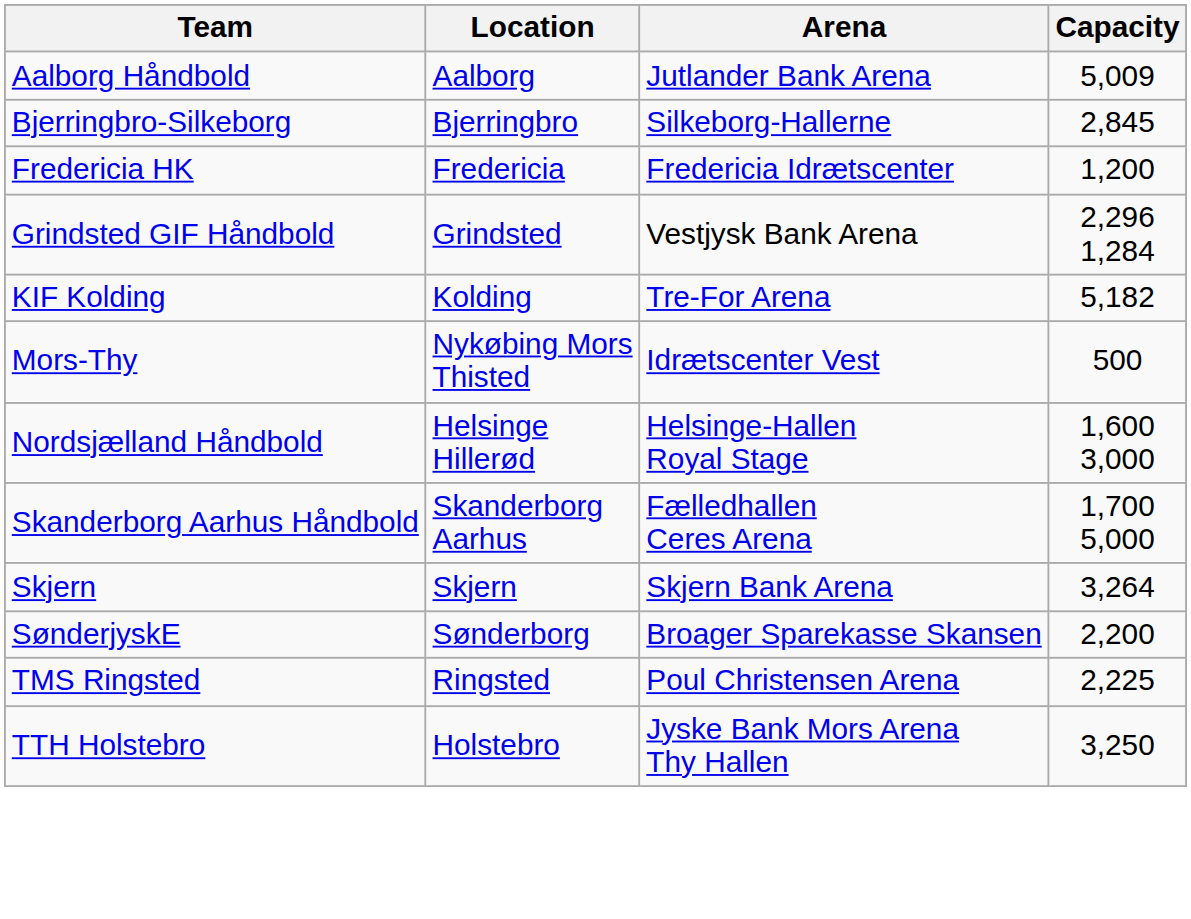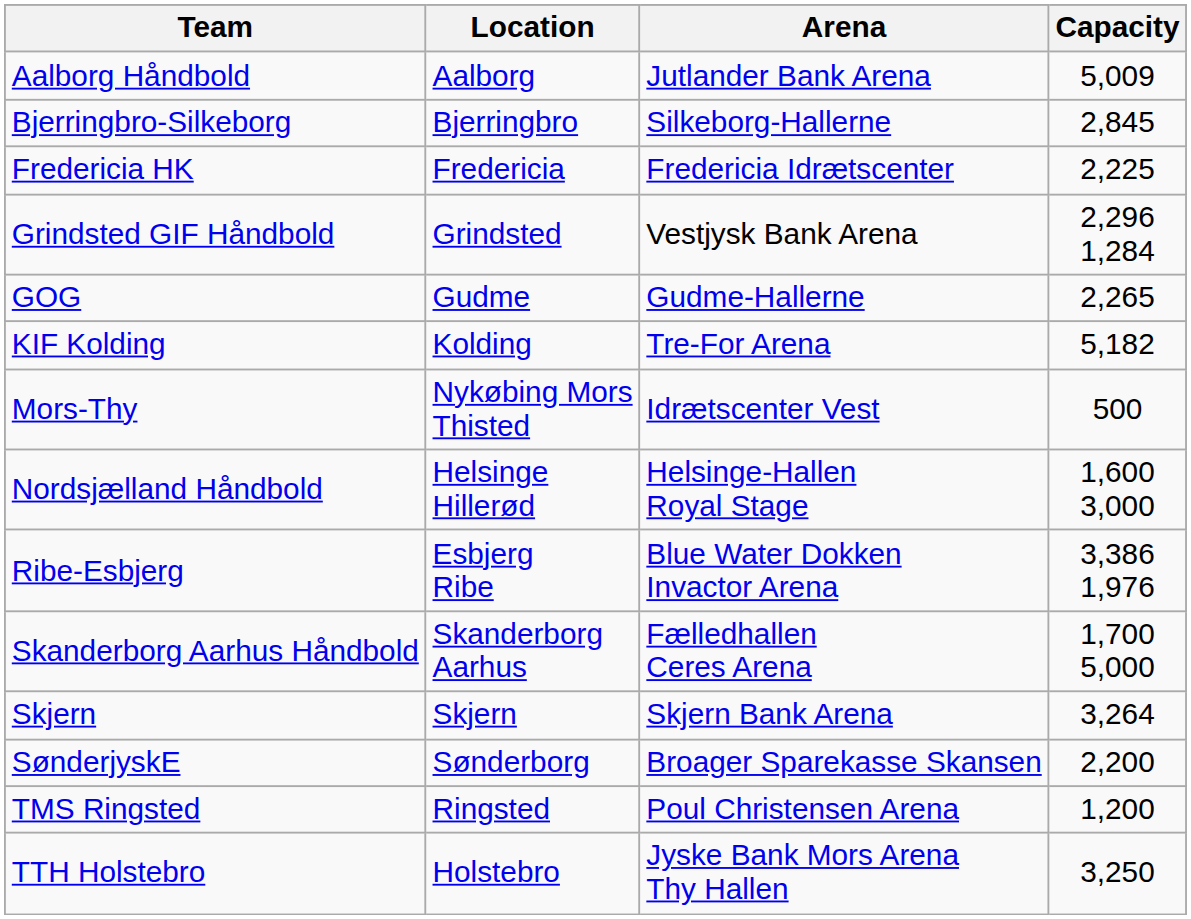(1117, 169) 1,200 -> (1117, 169) 2,225
+ row: (47, 297)
+ row: (98, 570)
(1117, 681) 2,225 -> (1117, 809) 1,200
